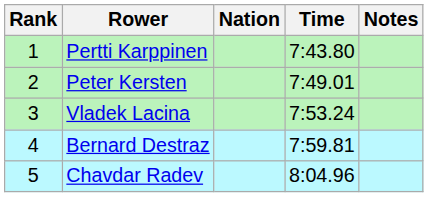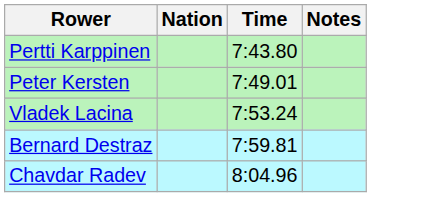- column: (33, 20)
